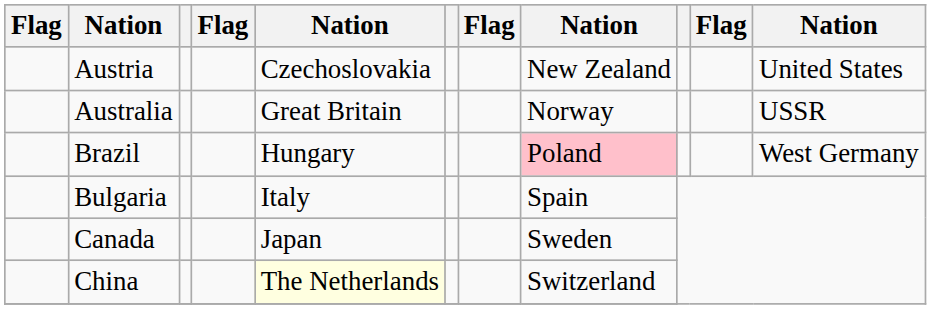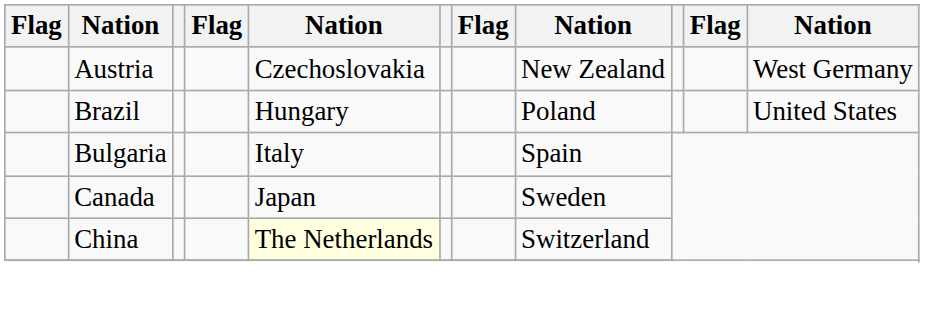(831, 68) United States -> (833, 68) West Germany
- row: (123, 111)
(564, 153) pink background -> (558, 111) no background
(839, 153) West Germany -> (825, 111) United States
